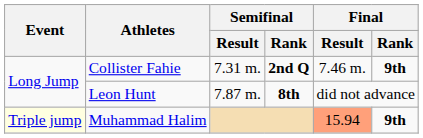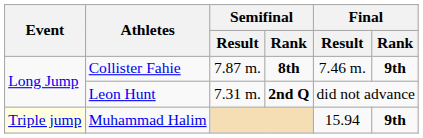(237, 69) 7.31 m. -> (237, 69) 7.87 m.
(289, 69) 2nd Q -> (289, 69) 8th
(237, 94) 7.87 m. -> (237, 94) 7.31 m.
(289, 94) 8th -> (289, 94) 2nd Q
(342, 120) lightsalmon background -> (342, 120) no background
